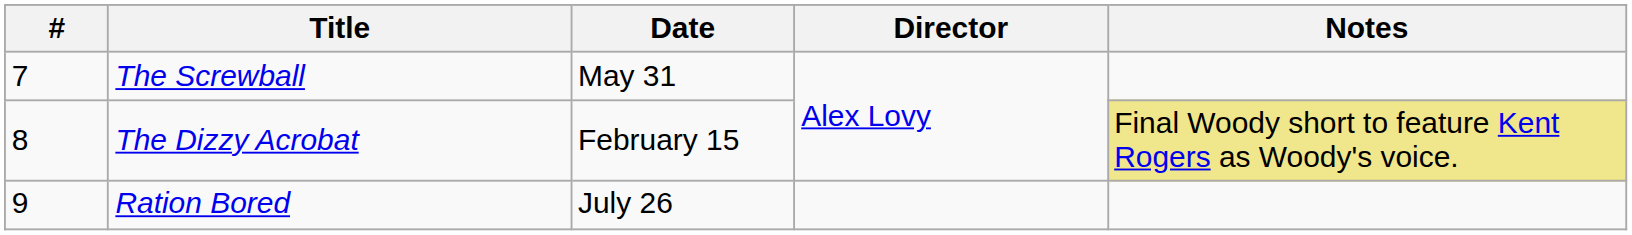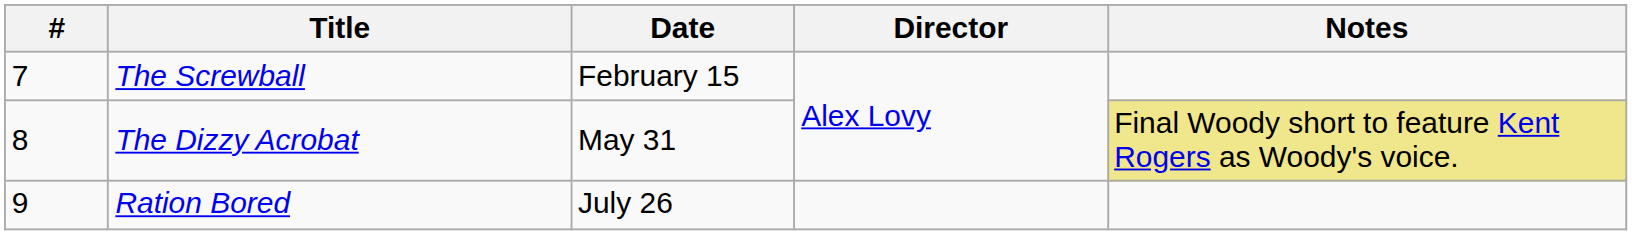(627, 75) May 31 -> (659, 75) February 15
(659, 139) February 15 -> (627, 139) May 31
